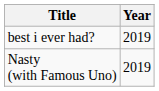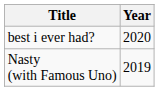(137, 37) 2019 -> (137, 37) 2020
